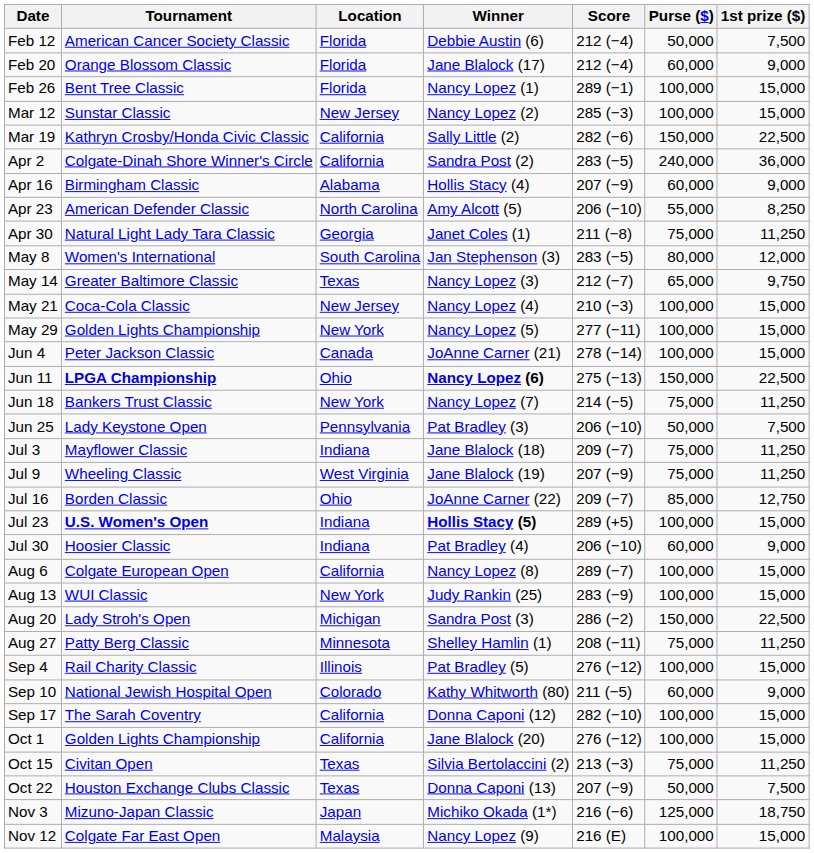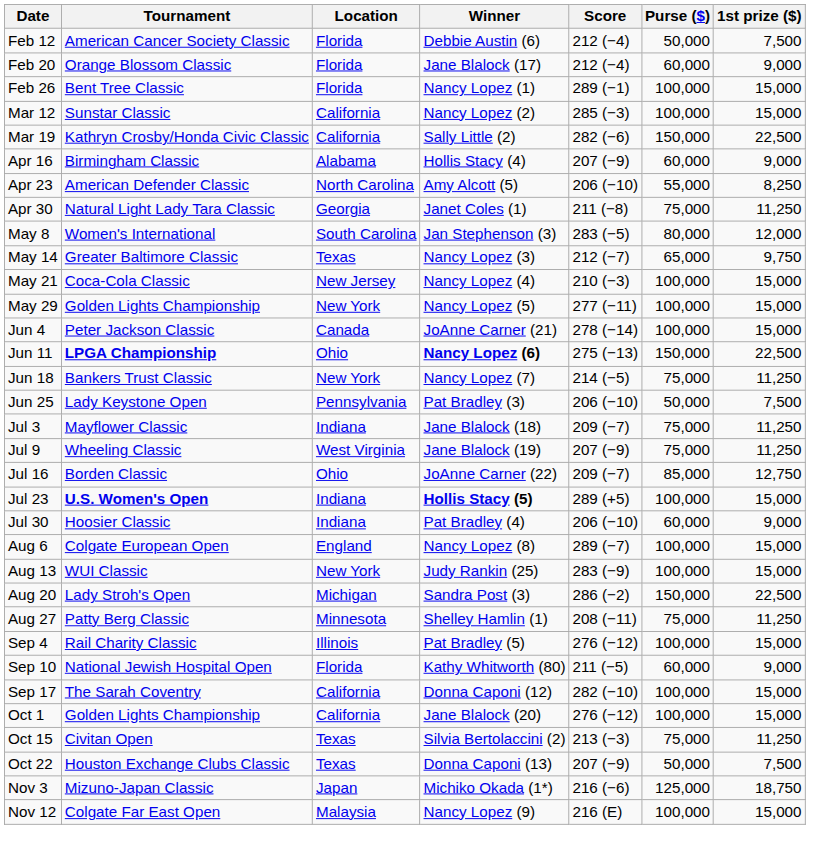(359, 112) New Jersey -> (348, 112) California
- row: (26, 161)
(352, 570) California -> (344, 546) England
(351, 691) Colorado -> (339, 667) Florida
